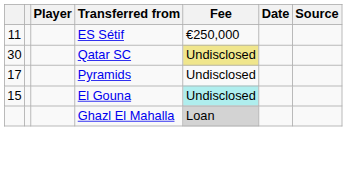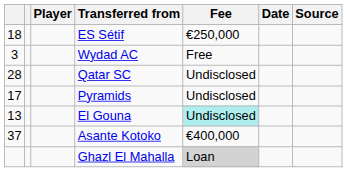(14, 34) 11 -> (14, 34) 18
+ row: (108, 55)
(14, 55) 30 -> (14, 75) 28
(221, 55) khaki background -> (221, 75) no background
(14, 95) 15 -> (14, 116) 13
+ row: (119, 136)
